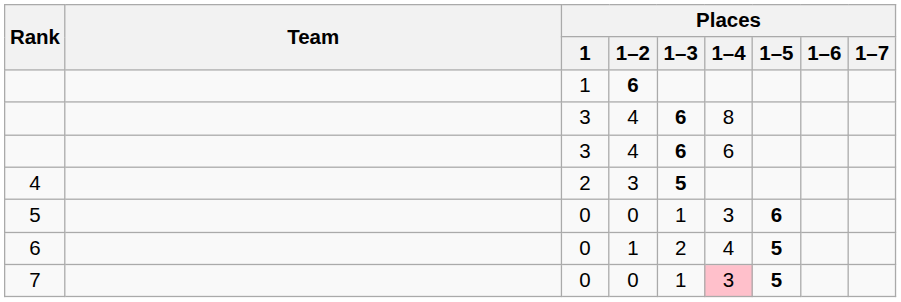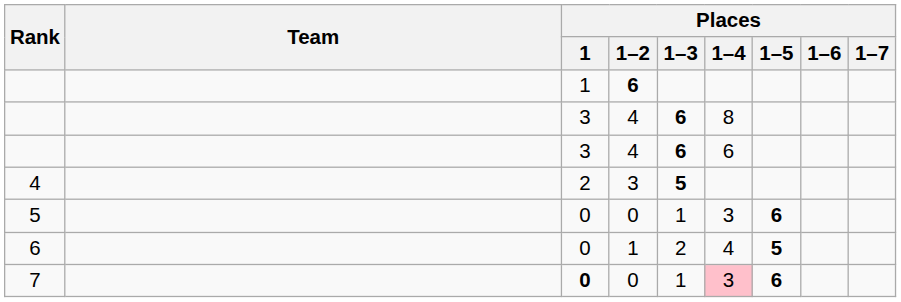(585, 280) normal -> (585, 280) bold
(776, 280) 5 -> (776, 280) 6
